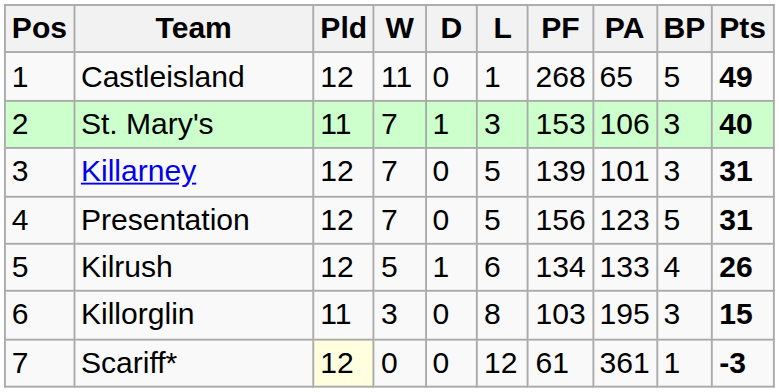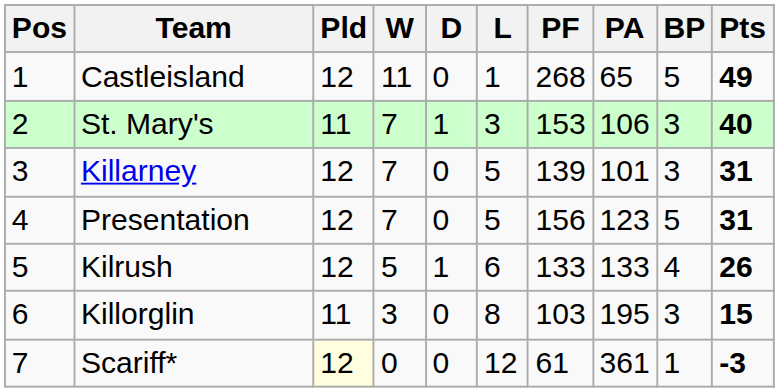(561, 266) 134 -> (561, 266) 133
